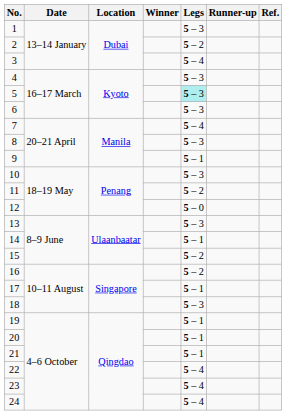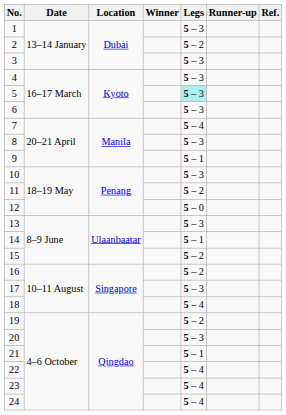(194, 61) 5 – 4 -> (194, 61) 5 – 3
(194, 288) 5 – 1 -> (194, 288) 5 – 3
(194, 304) 5 – 3 -> (194, 304) 5 – 4
(194, 321) 5 – 1 -> (194, 321) 5 – 2
(194, 337) 5 – 1 -> (194, 337) 5 – 3
